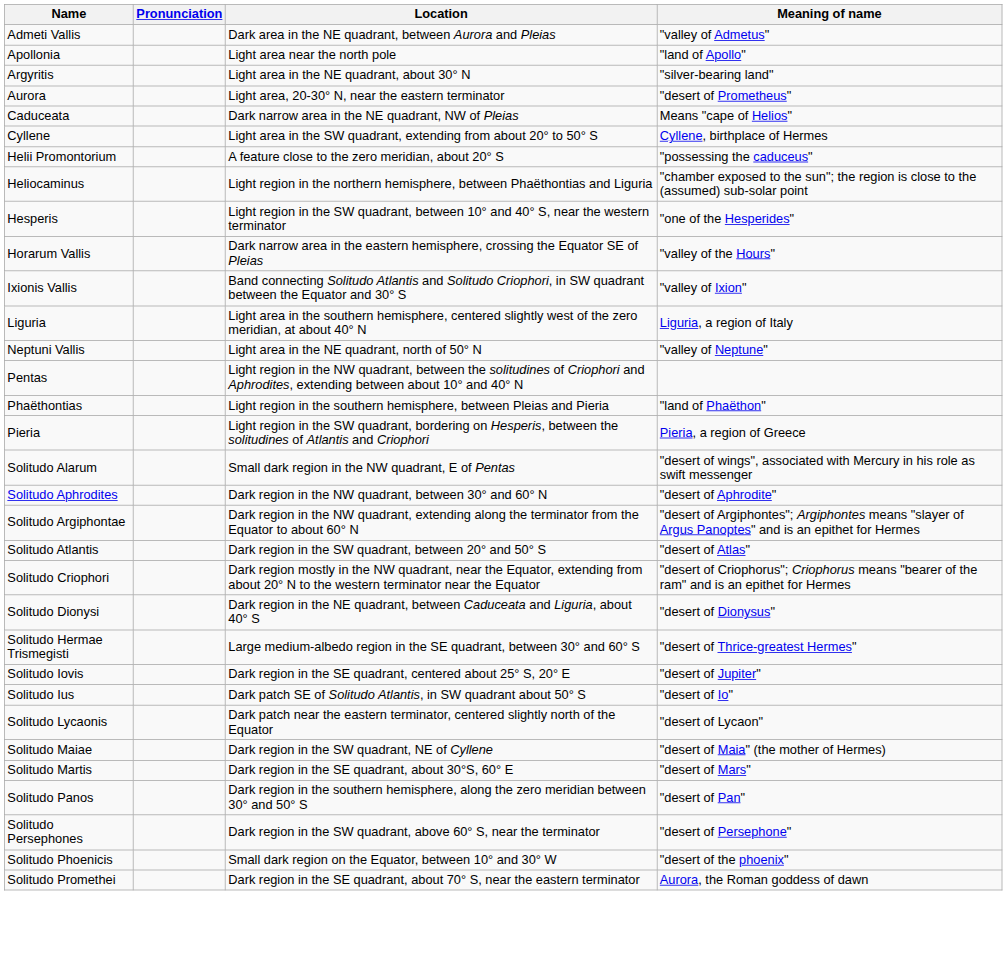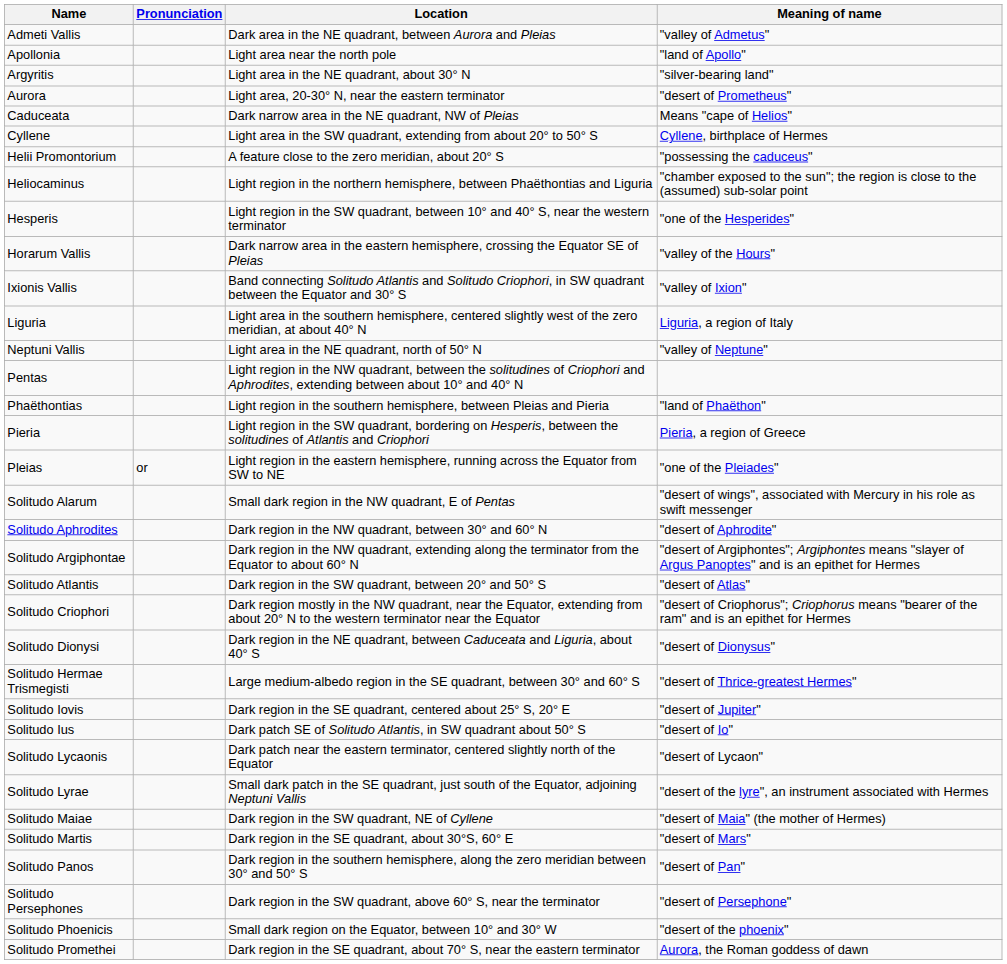+ row: (25, 467)
+ row: (48, 791)
